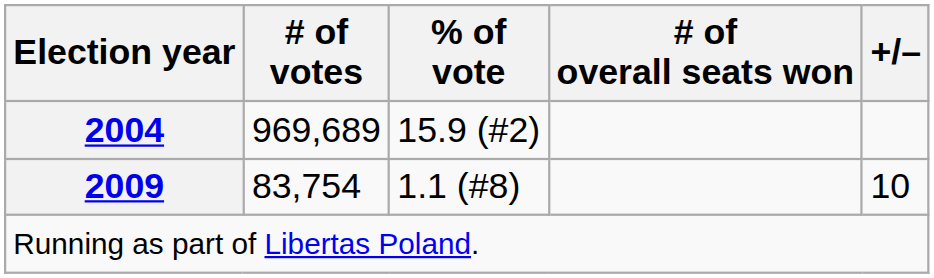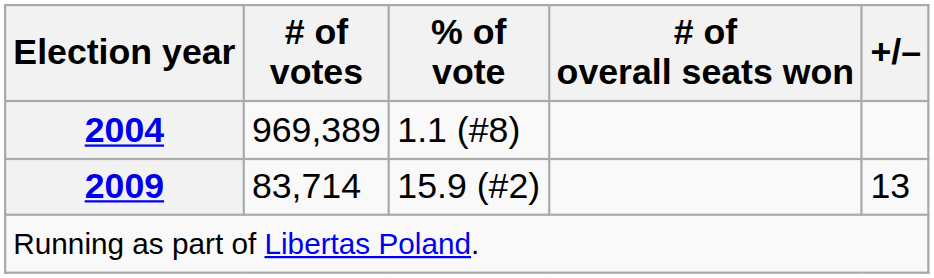(316, 129) 969,689 -> (316, 129) 969,389
(469, 129) 15.9 (#2) -> (459, 129) 1.1 (#8)
(306, 186) 83,754 -> (306, 186) 83,714
(459, 186) 1.1 (#8) -> (469, 186) 15.9 (#2)
(890, 186) 10 -> (890, 186) 13
